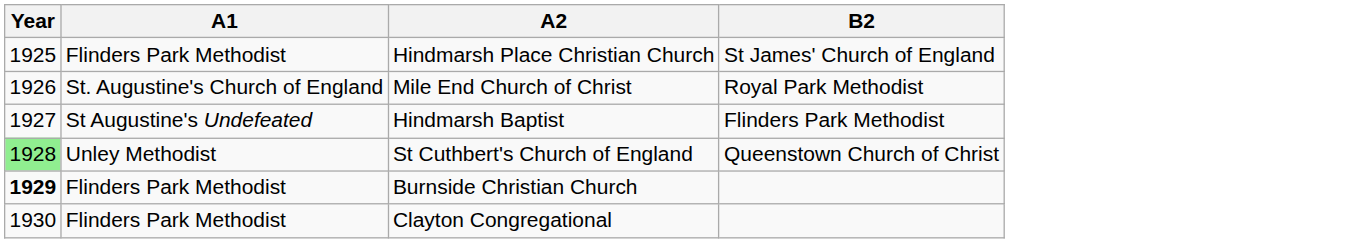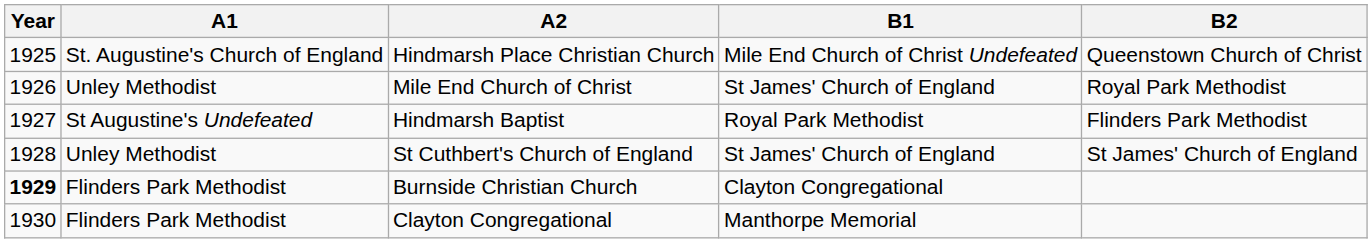+ column: (901, 21)
(176, 54) Flinders Park Methodist -> (224, 54) St. Augustine's Church of England
(859, 54) St James' Church of England -> (1224, 54) Queenstown Church of Christ
(224, 87) St. Augustine's Church of England -> (141, 87) Unley Methodist
(33, 154) lightgreen background -> (33, 154) no background
(862, 154) Queenstown Church of Christ -> (1222, 154) St James' Church of England
